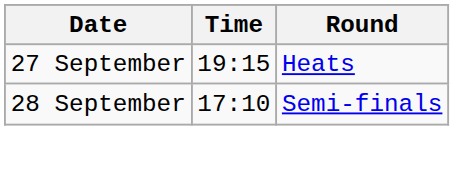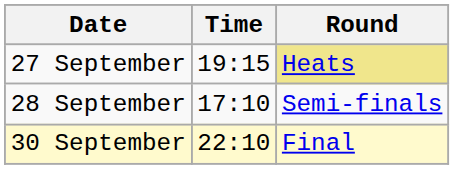(318, 64) no background -> (318, 64) khaki background
+ row: (98, 144)
